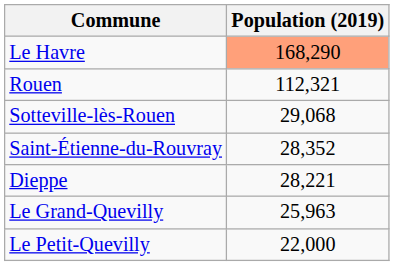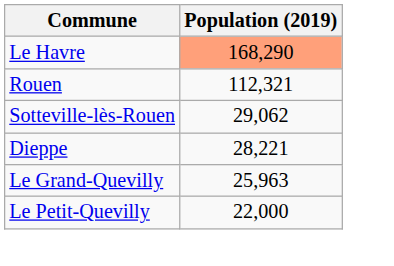(308, 116) 29,068 -> (261, 116) 29,062
- row: (116, 148)
